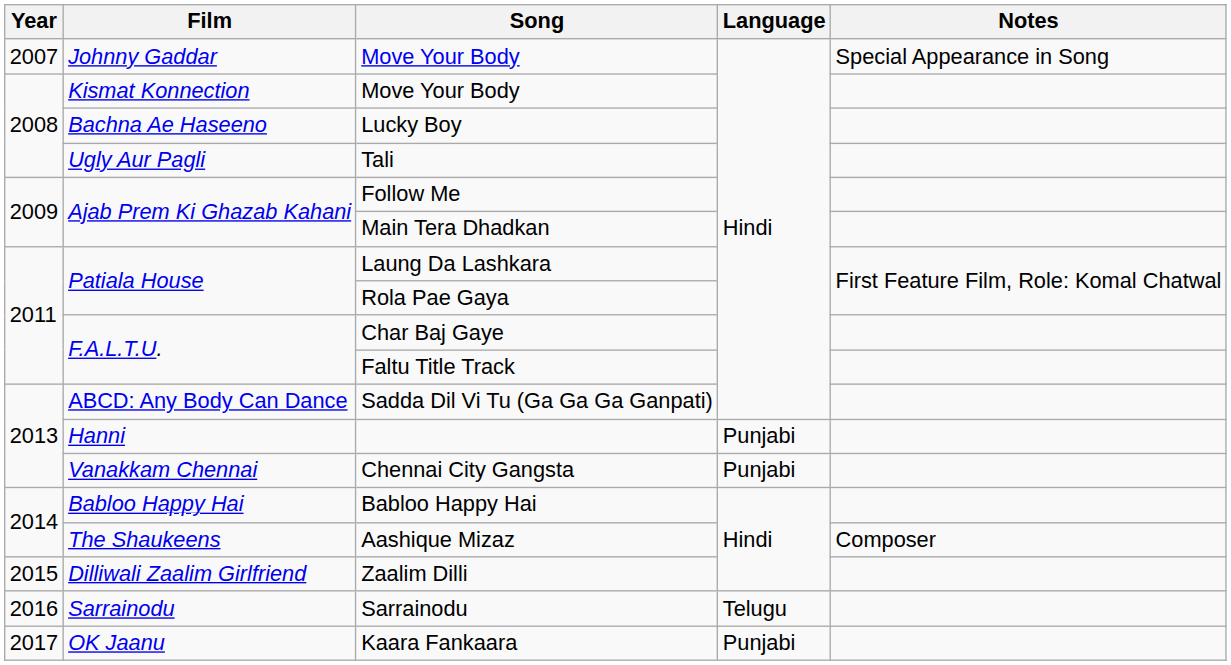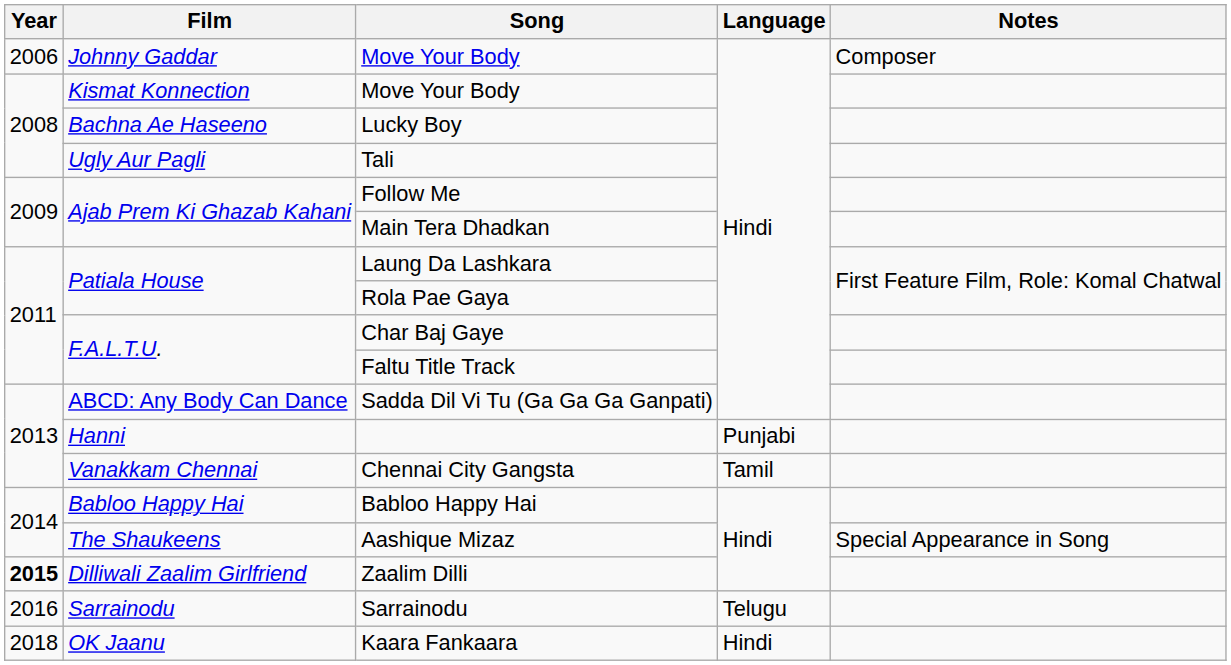(34, 56) 2007 -> (34, 56) 2006
(972, 56) Special Appearance in Song -> (886, 56) Composer
(759, 470) Punjabi -> (748, 470) Tamil
(886, 539) Composer -> (972, 539) Special Appearance in Song
(34, 573) normal -> (34, 573) bold
(34, 642) 2017 -> (34, 642) 2018
(759, 642) Punjabi -> (748, 642) Hindi
